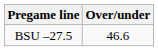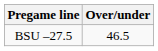(118, 35) 46.6 -> (118, 35) 46.5
